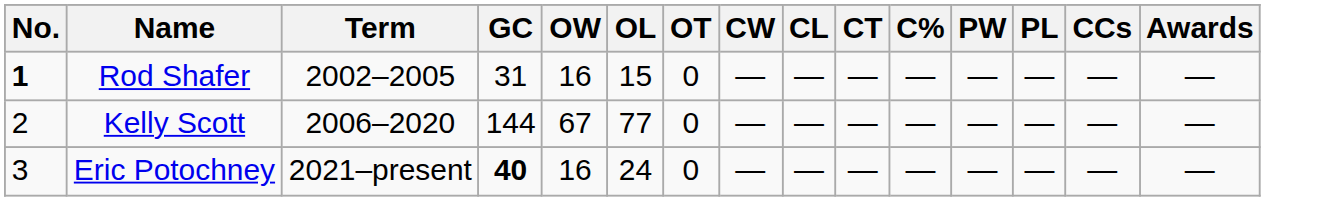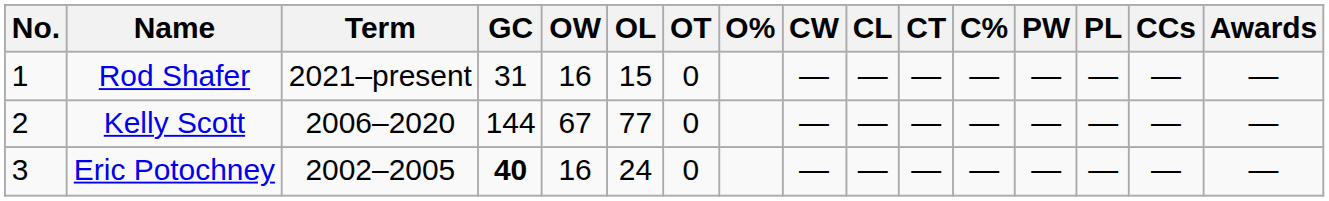+ column: (750, 28)
(20, 75) bold -> (20, 75) normal
(380, 75) 2002–2005 -> (380, 75) 2021–present
(380, 170) 2021–present -> (380, 170) 2002–2005
